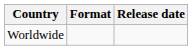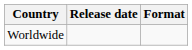columns swapped: (151, 14) <-> (90, 14)
